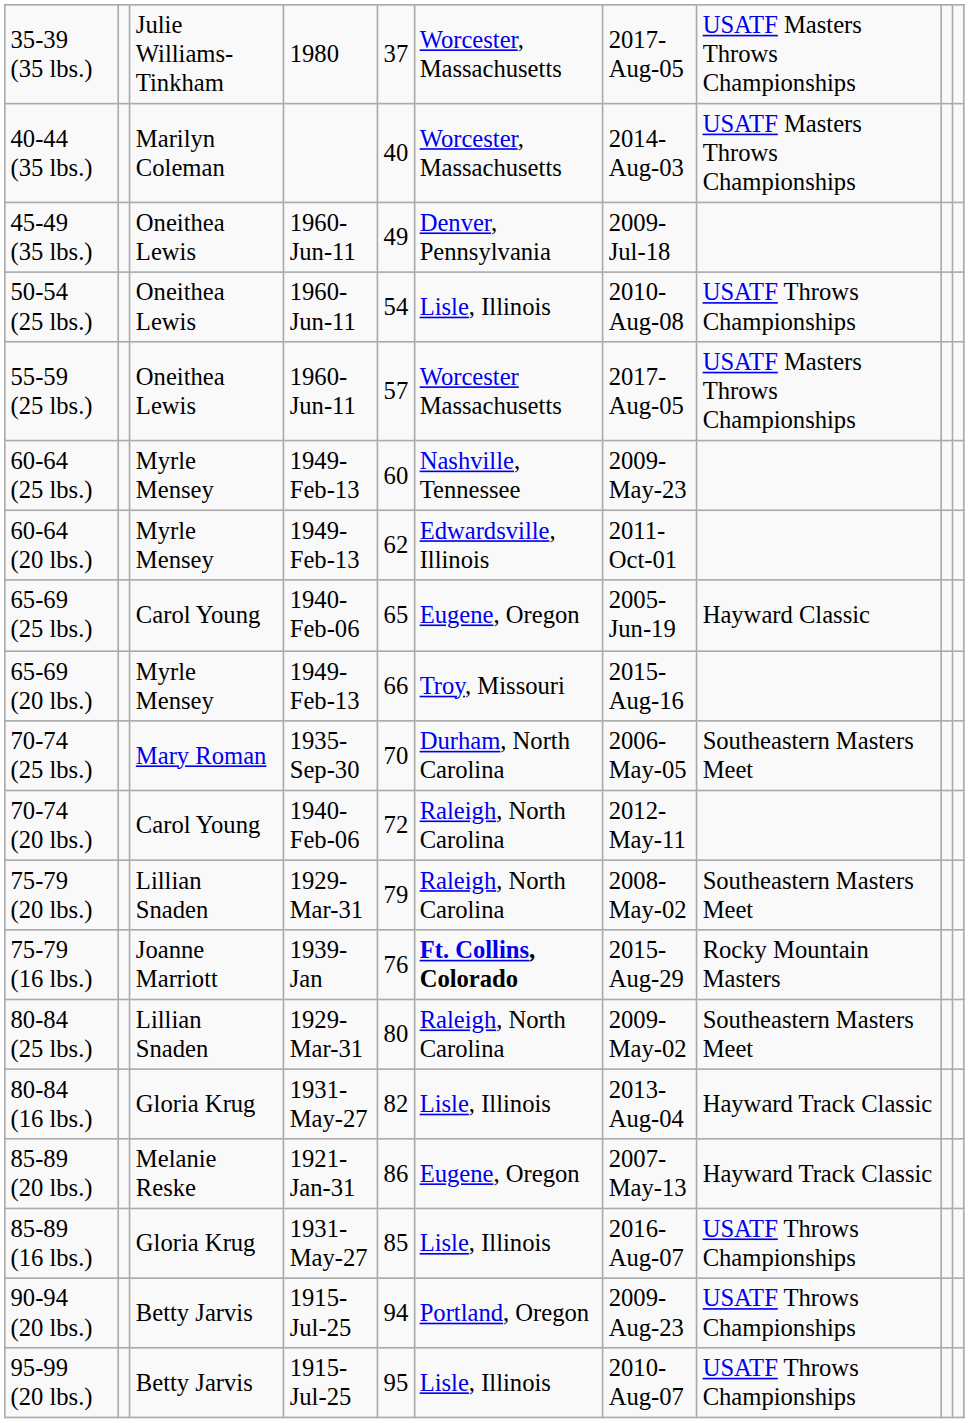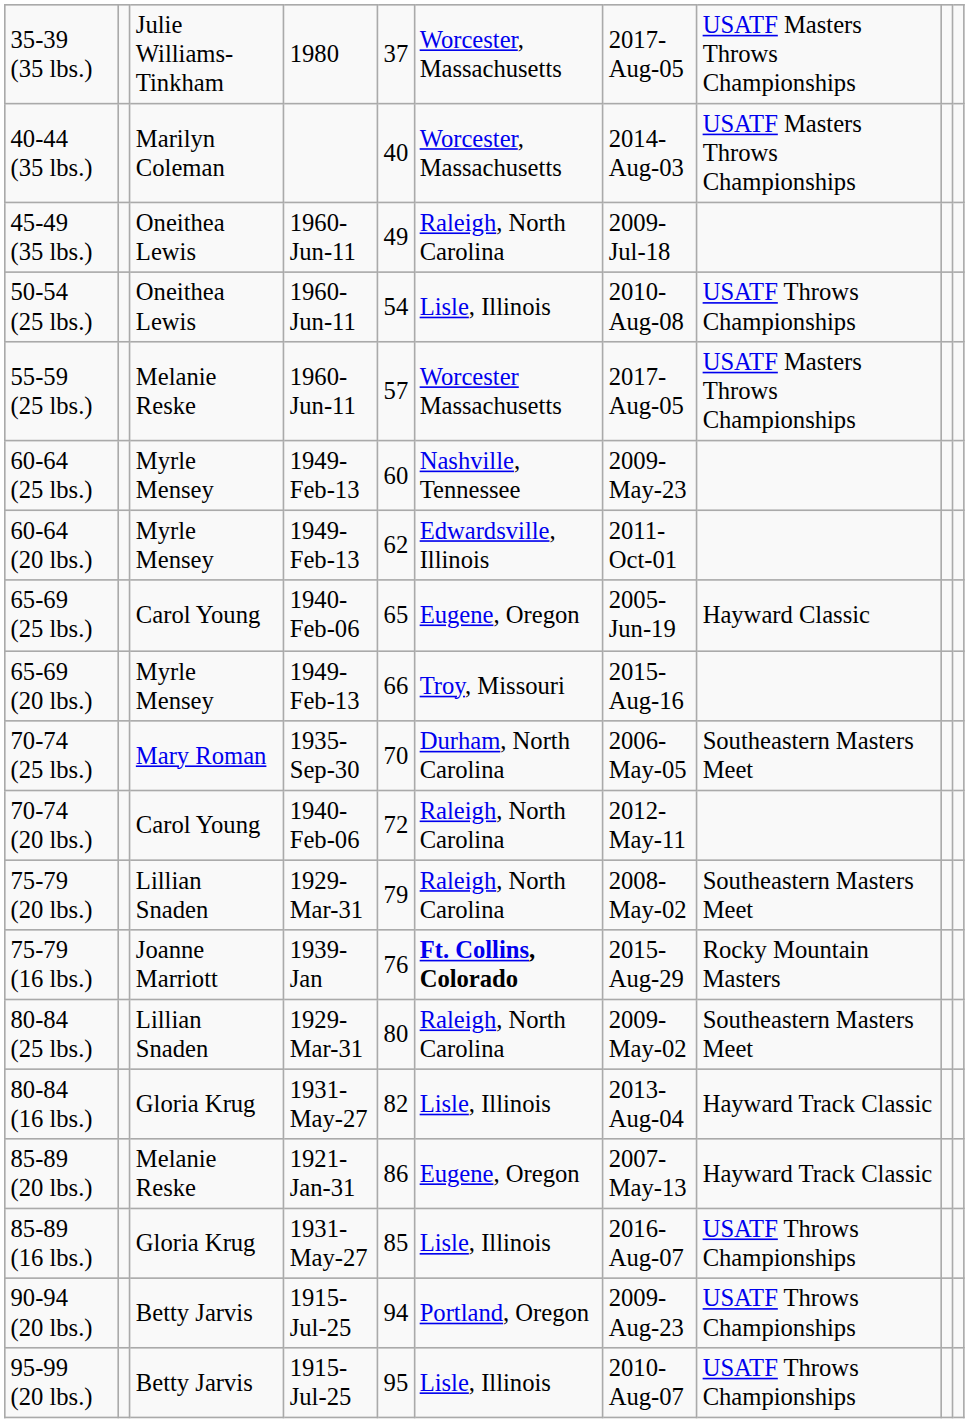(485, 237) Denver, Pennsylvania -> (493, 237) Raleigh, North Carolina
(180, 391) Oneithea Lewis -> (176, 391) Melanie Reske
